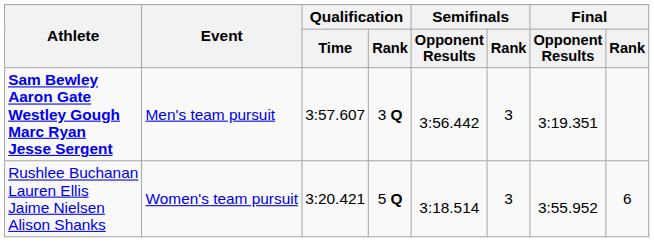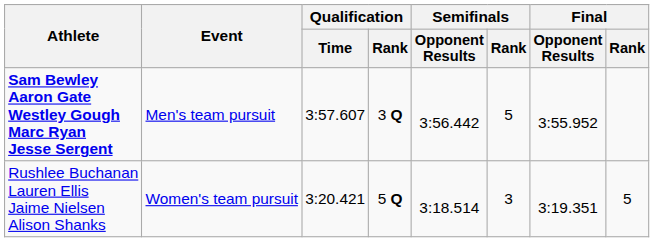(509, 115) 3 -> (509, 115) 5
(568, 123) 3:19.351 -> (568, 123) 3:55.952
(568, 208) 3:55.952 -> (568, 208) 3:19.351
(627, 199) 6 -> (627, 199) 5
